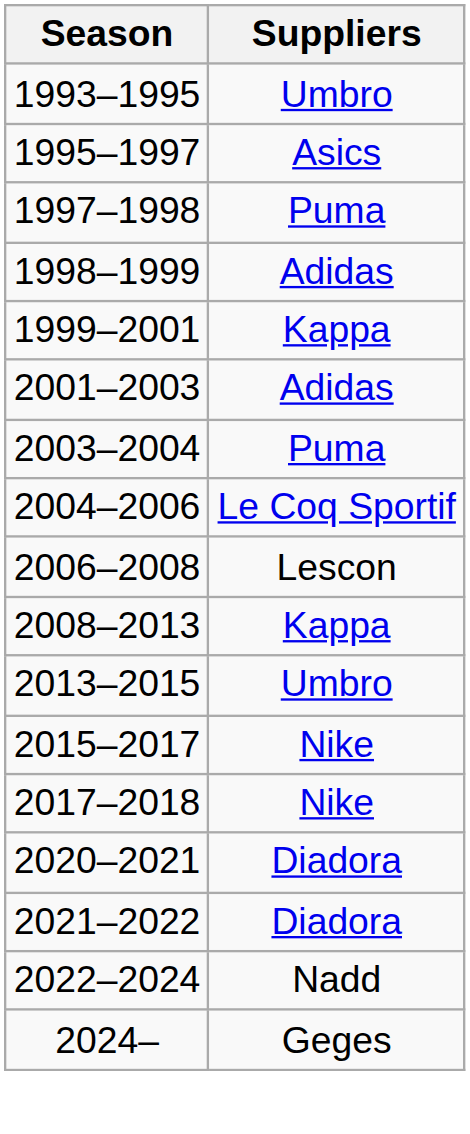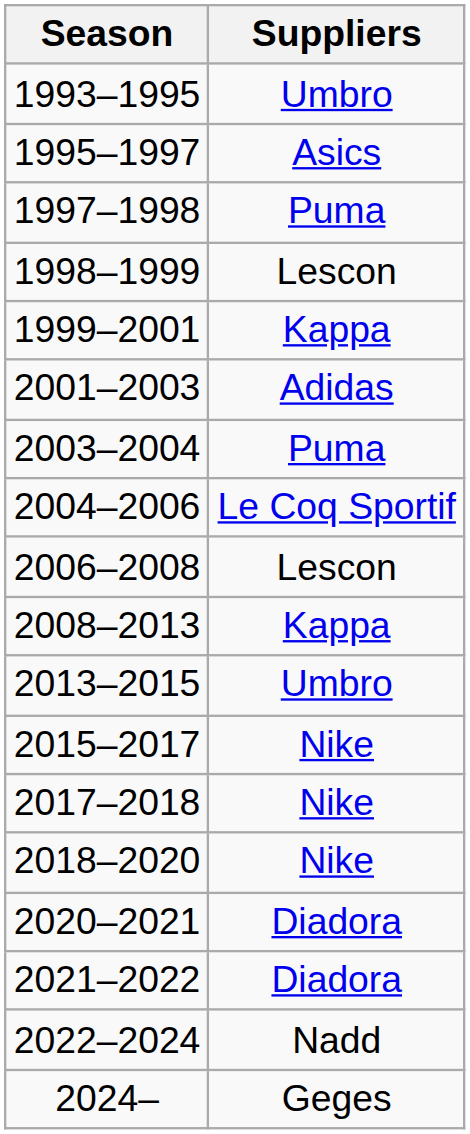(337, 270) Adidas -> (337, 270) Lescon
+ row: (107, 861)
